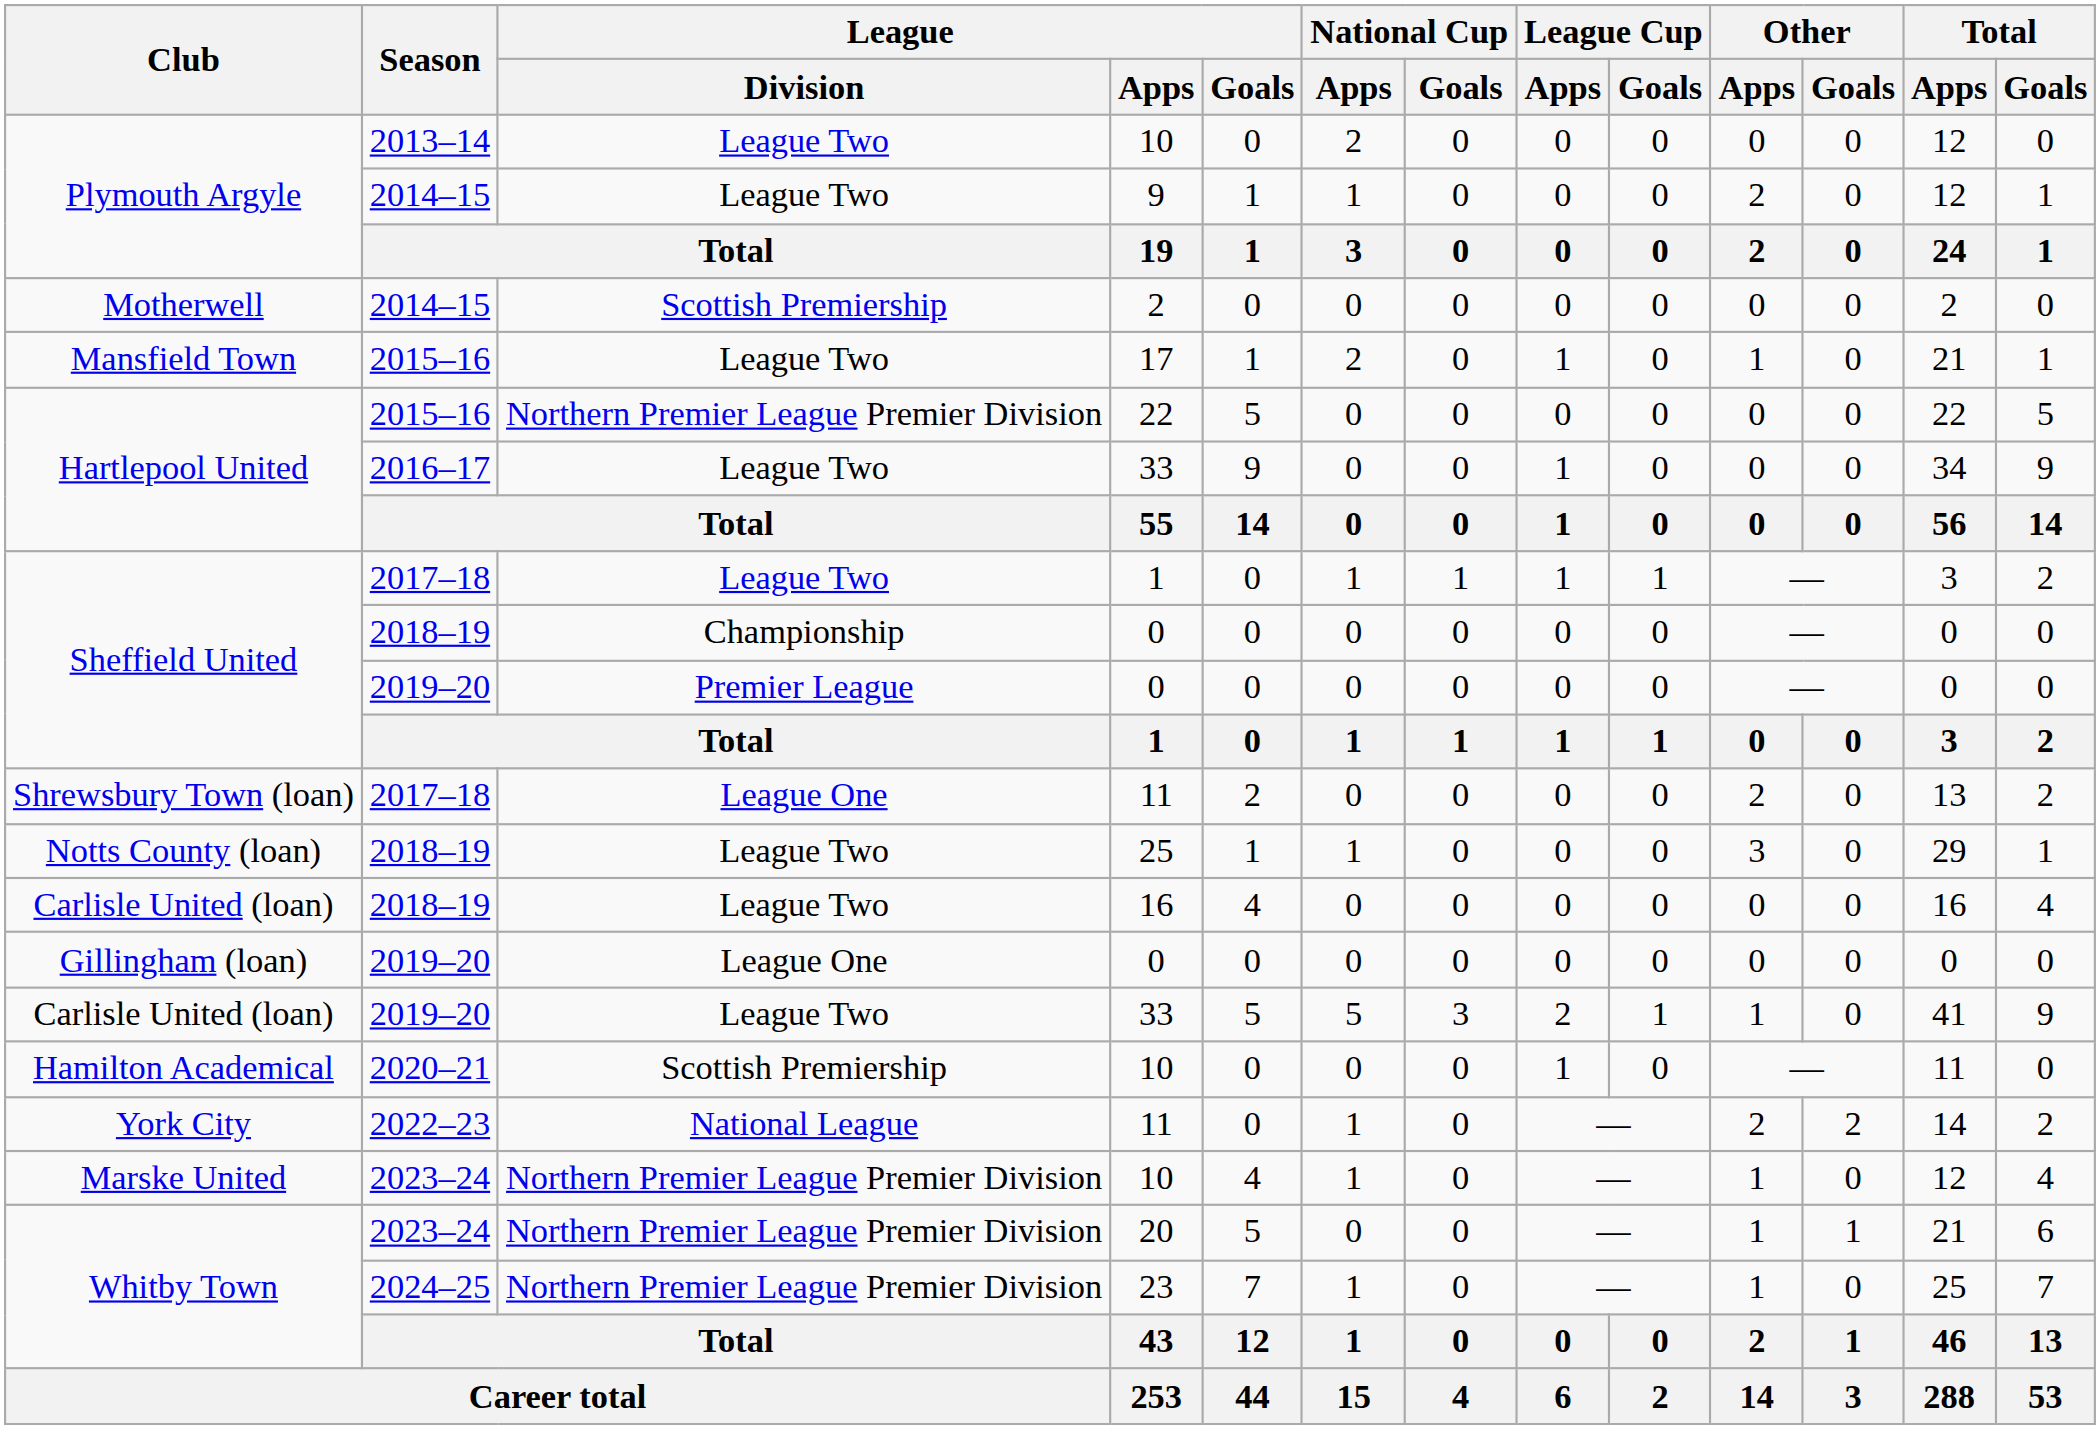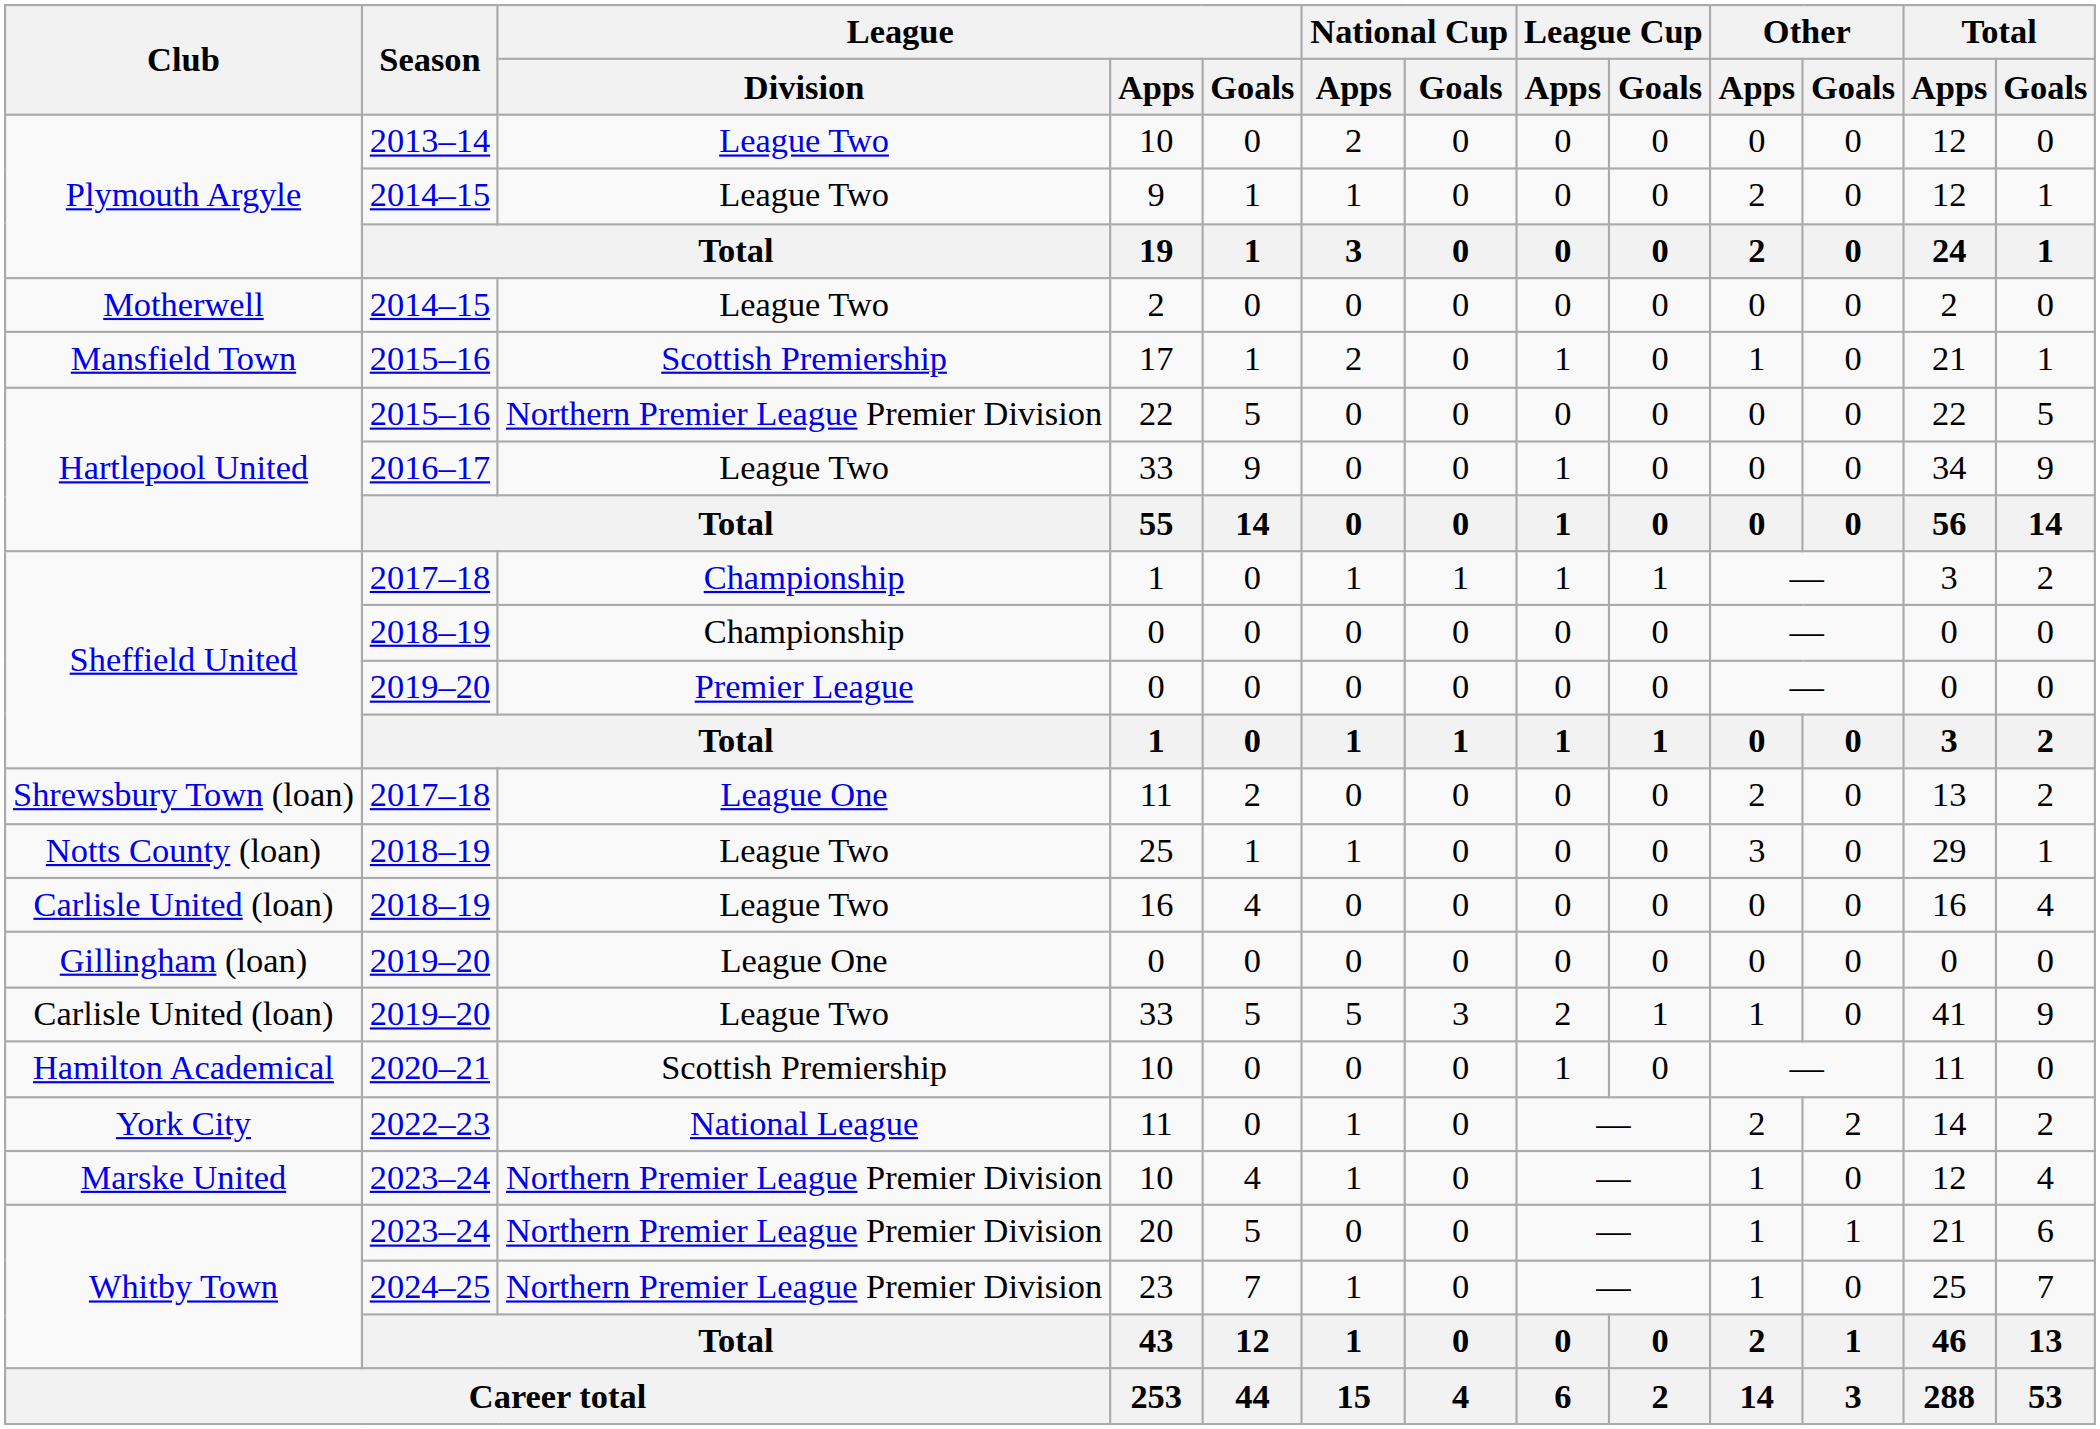(804, 304) Scottish Premiership -> (804, 304) League Two
(804, 359) League Two -> (804, 359) Scottish Premiership
(804, 577) League Two -> (804, 577) Championship
